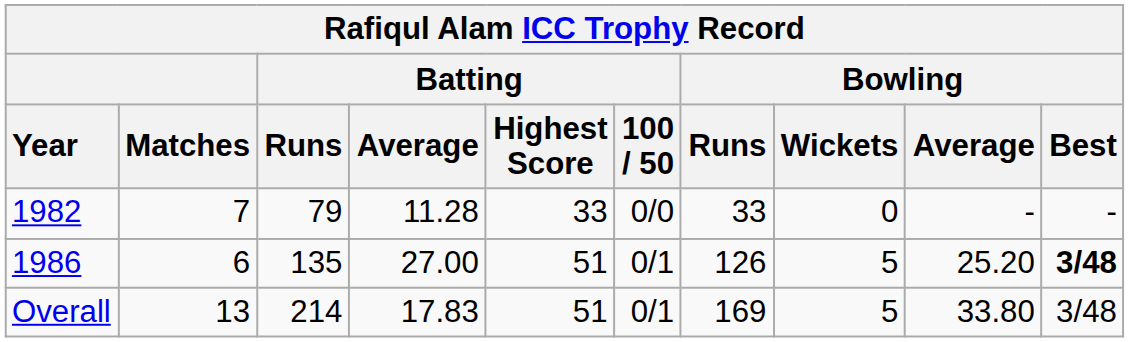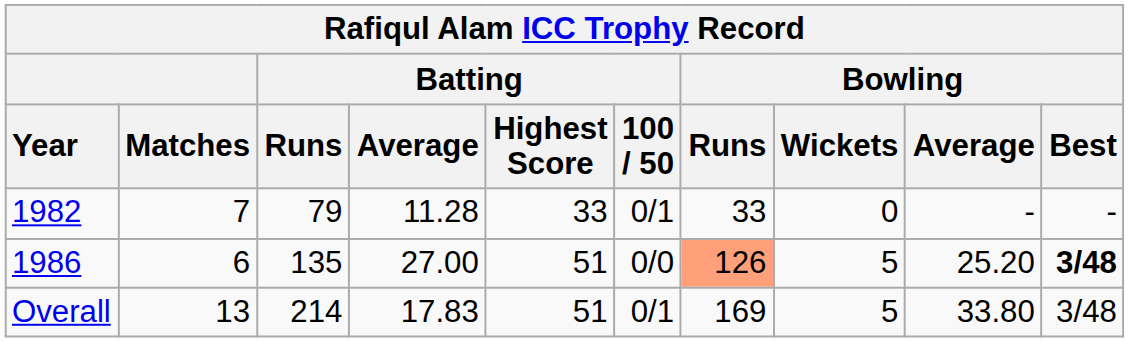(652, 212) 0/0 -> (652, 212) 0/1
(652, 262) 0/1 -> (652, 262) 0/0
(740, 262) no background -> (740, 262) lightsalmon background
